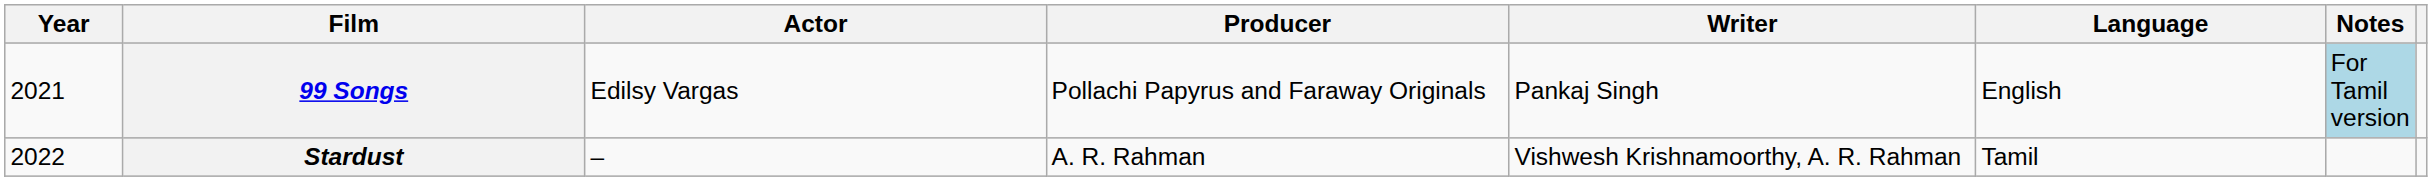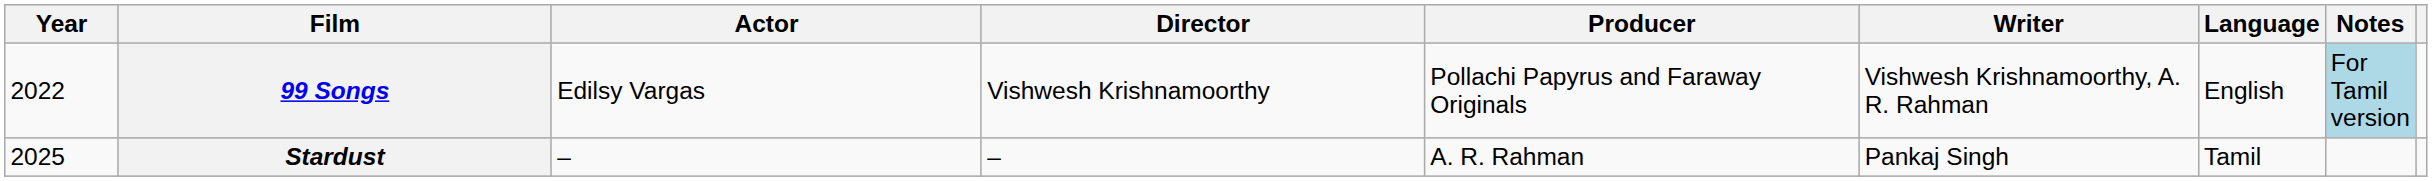+ column: (1203, 23)
(38, 90) 2021 -> (38, 90) 2022
(1587, 90) Pankaj Singh -> (2023, 90) Vishwesh Krishnamoorthy, A. R. Rahman
(38, 156) 2022 -> (38, 156) 2025
(1738, 156) Vishwesh Krishnamoorthy, A. R. Rahman -> (1937, 156) Pankaj Singh
